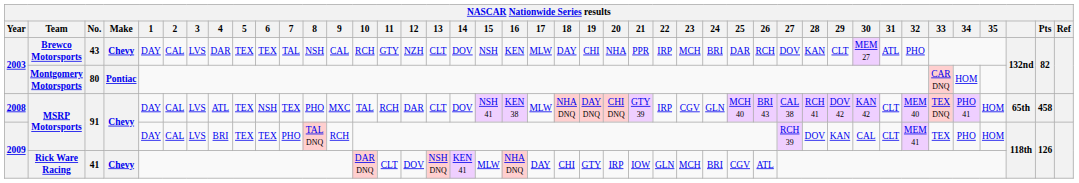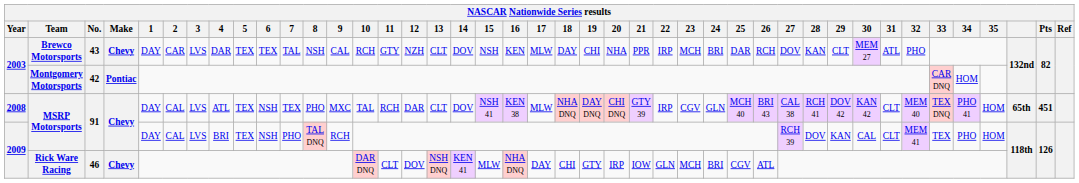(175, 51) CAL -> (175, 51) CAR
(94, 79) 80 -> (94, 79) 42
(1045, 108) 458 -> (1046, 108) 451
(268, 136) TEX -> (268, 136) NSH
(94, 164) 41 -> (94, 164) 46
